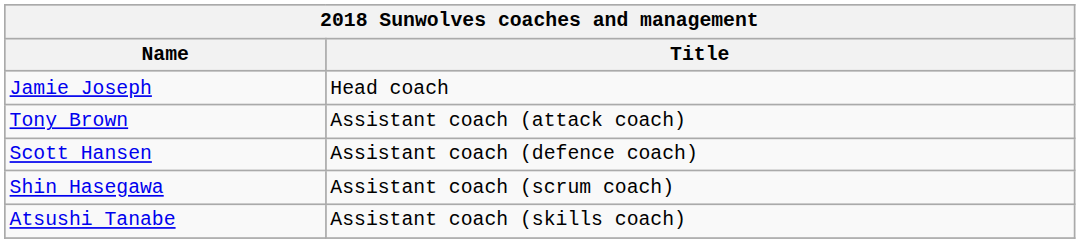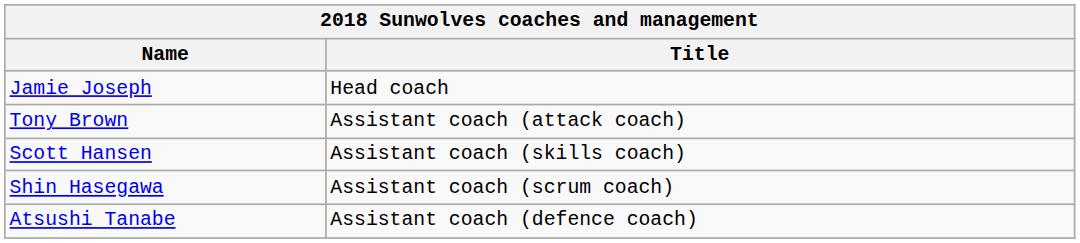(514, 154) Assistant coach (defence coach) -> (508, 154) Assistant coach (skills coach)
(508, 220) Assistant coach (skills coach) -> (514, 220) Assistant coach (defence coach)
